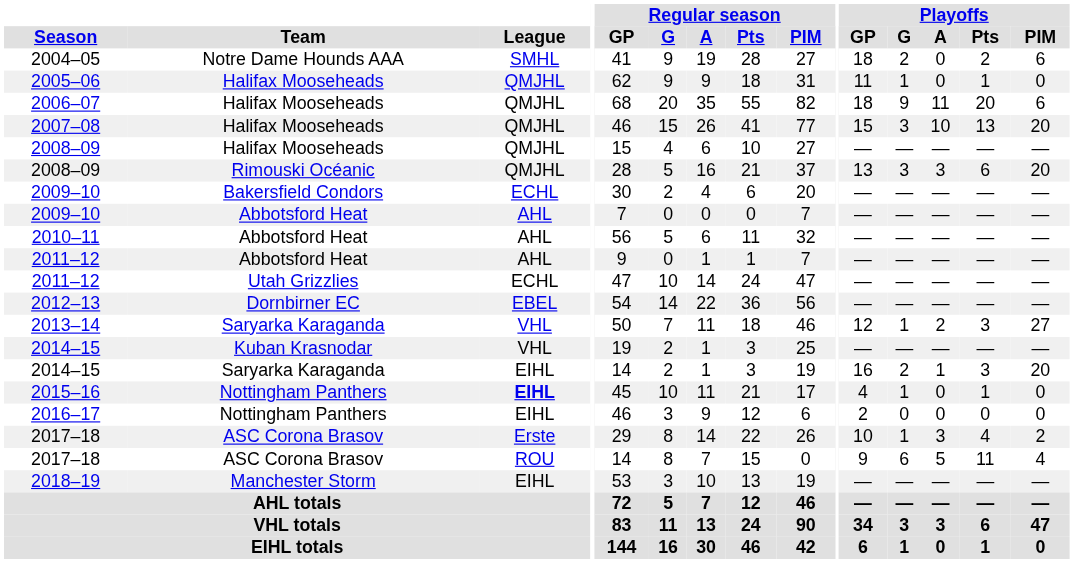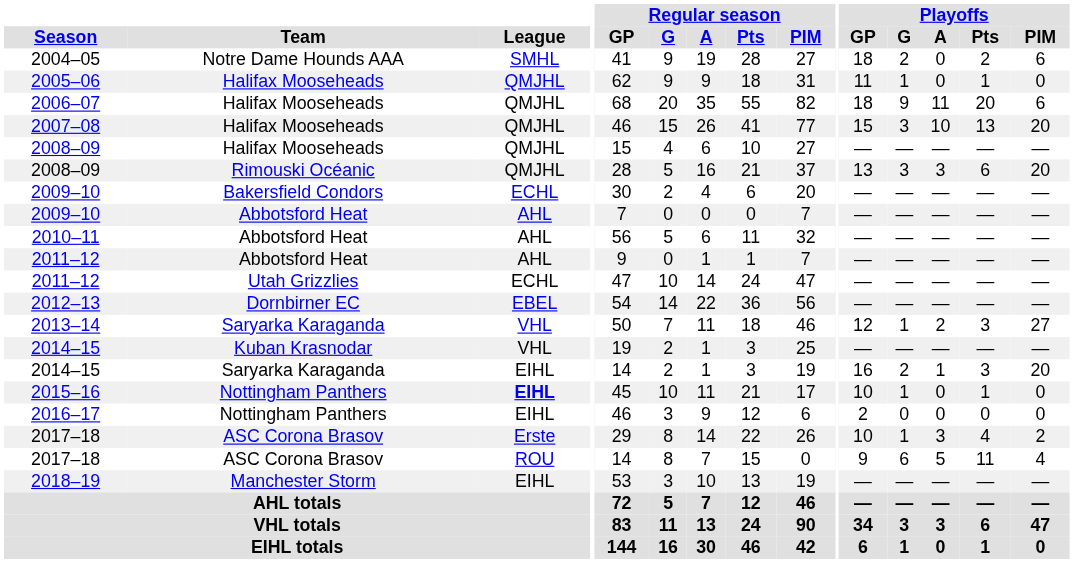(863, 392) 4 -> (863, 392) 10
